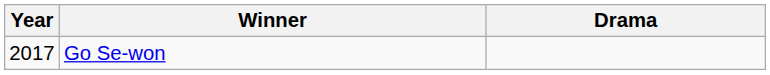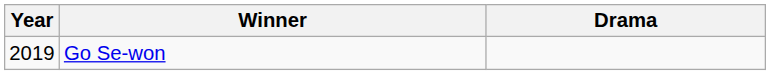(32, 52) 2017 -> (32, 52) 2019
